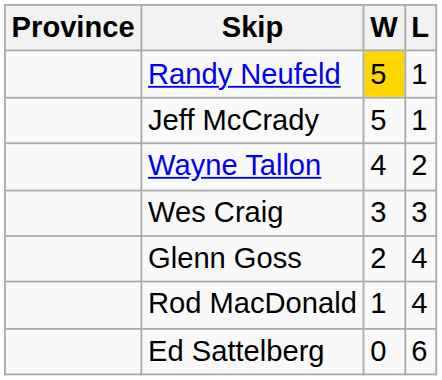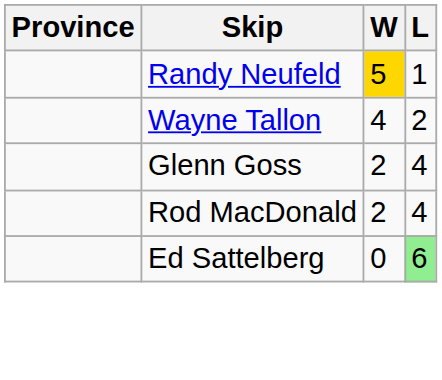- row: (234, 119)
- row: (216, 212)
(378, 304) 1 -> (378, 212) 2
(419, 350) no background -> (419, 258) lightgreen background
